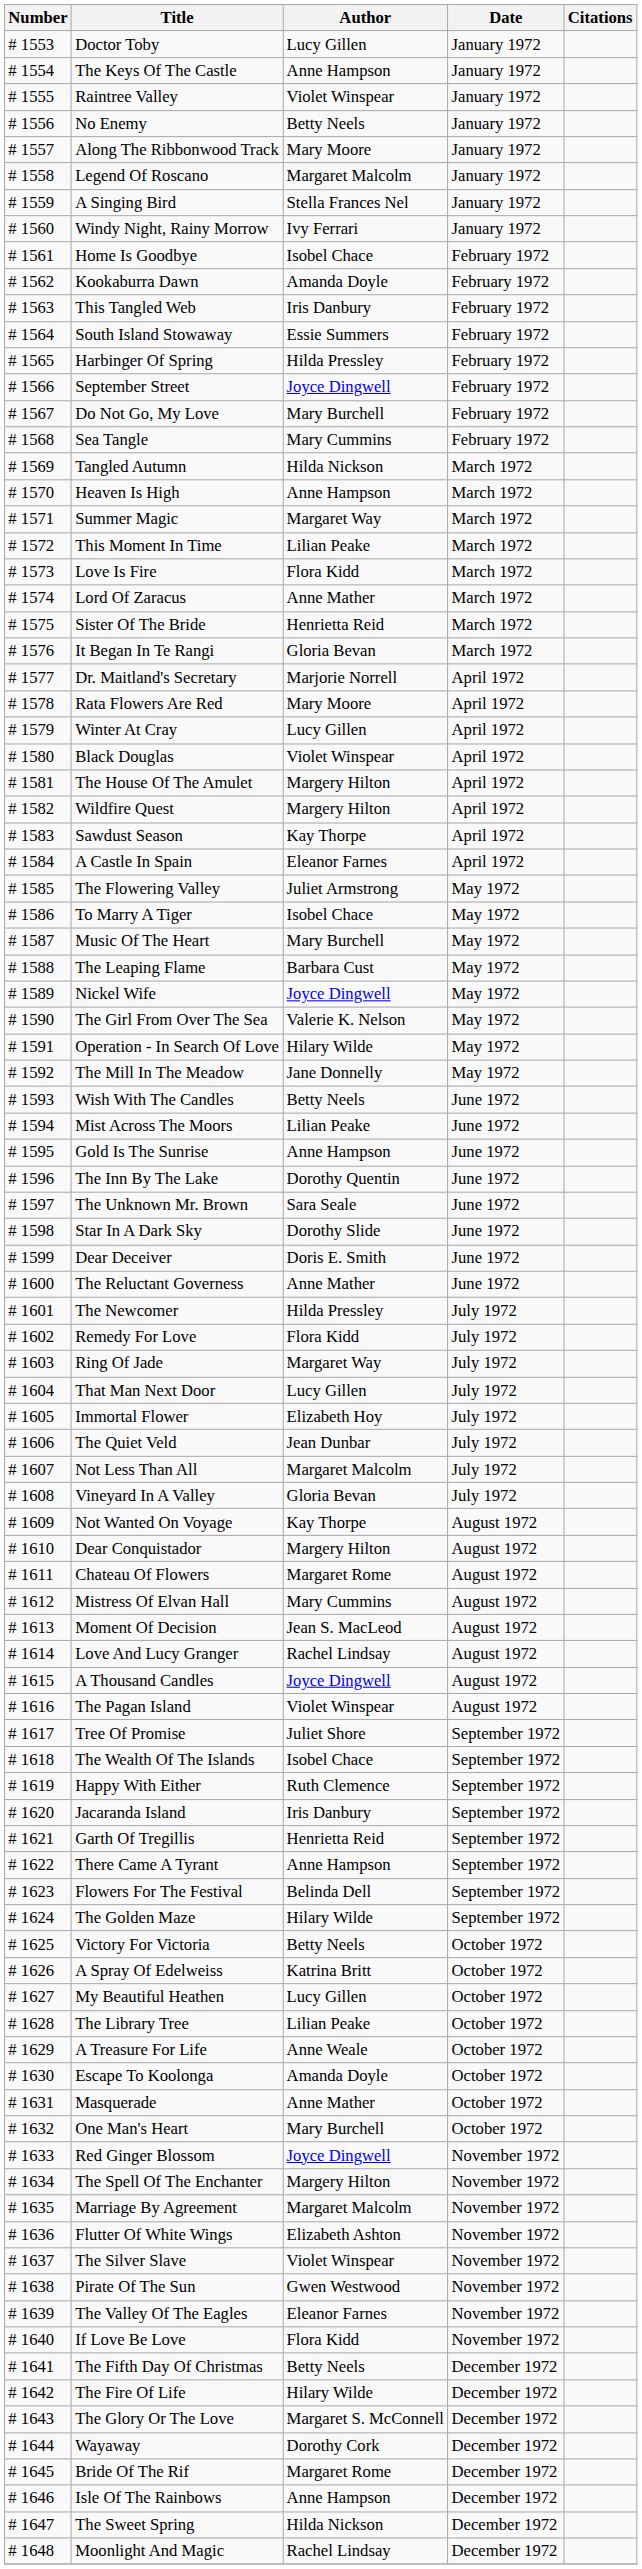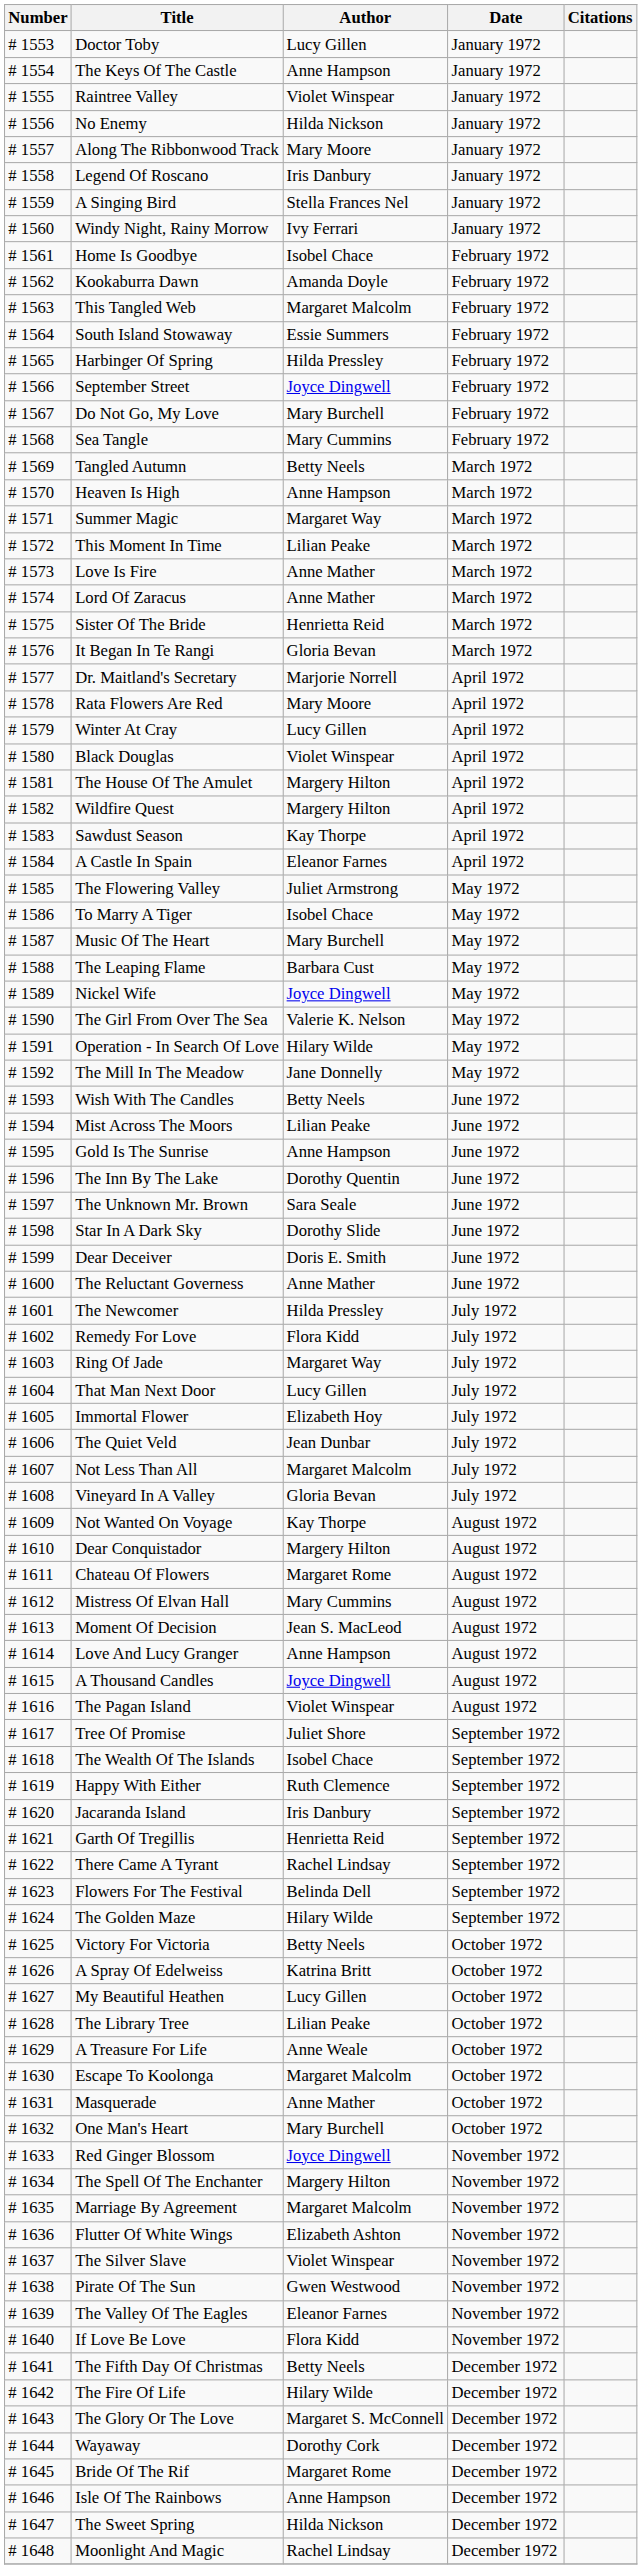(326, 123) Betty Neels -> (335, 123) Hilda Nickson
(349, 176) Margaret Malcolm -> (329, 176) Iris Danbury
(329, 307) Iris Danbury -> (349, 307) Margaret Malcolm
(335, 466) Hilda Nickson -> (326, 466) Betty Neels
(323, 571) Flora Kidd -> (331, 571) Anne Mather
(339, 1653) Rachel Lindsay -> (339, 1653) Anne Hampson
(339, 1864) Anne Hampson -> (339, 1864) Rachel Lindsay
(337, 2076) Amanda Doyle -> (349, 2076) Margaret Malcolm
